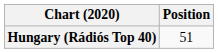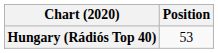(186, 37) 51 -> (186, 37) 53
